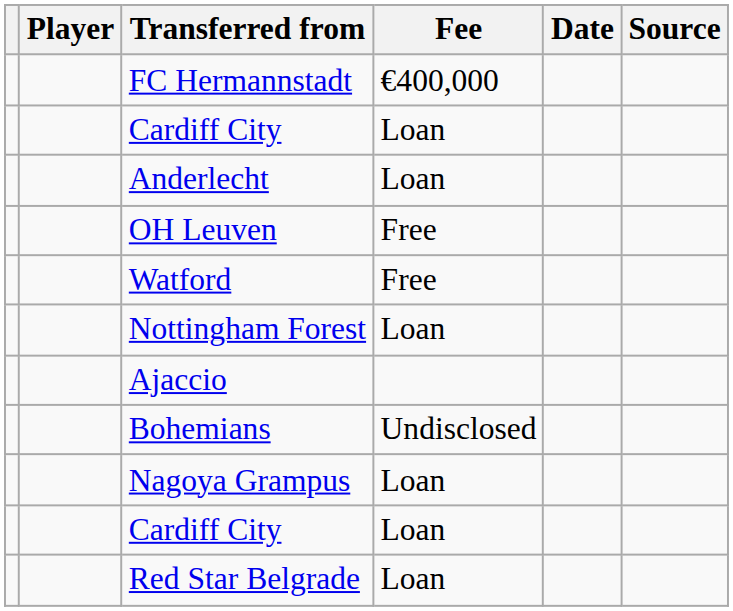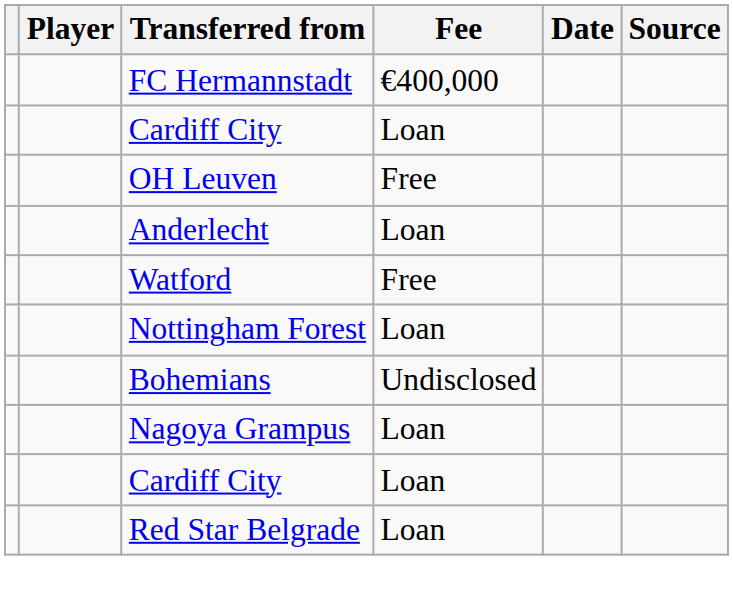rows swapped: (203, 229) <-> (199, 179)
- row: (178, 379)
